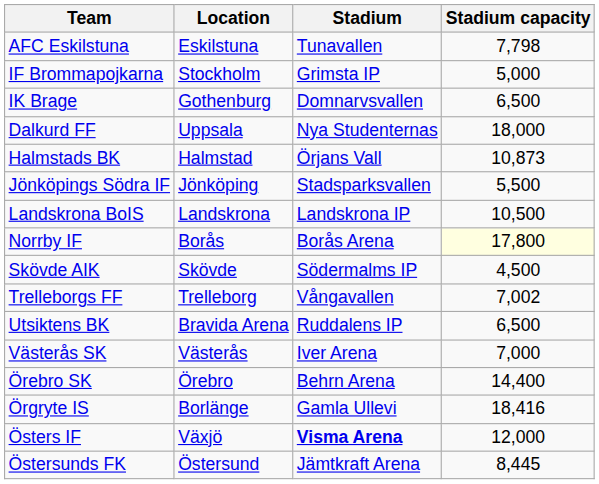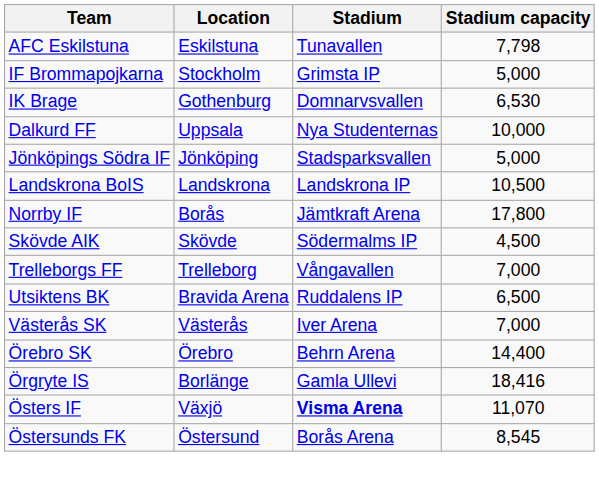(518, 102) 6,500 -> (518, 102) 6,530
(518, 130) 18,000 -> (518, 130) 10,000
- row: (64, 158)
(518, 185) 5,500 -> (518, 158) 5,000
(345, 241) Borås Arena -> (358, 213) Jämtkraft Arena
(518, 241) lightyellow background -> (518, 213) no background
(518, 297) 7,002 -> (518, 269) 7,000
(518, 437) 12,000 -> (518, 409) 11,070
(358, 465) Jämtkraft Arena -> (345, 437) Borås Arena
(518, 465) 8,445 -> (518, 437) 8,545
